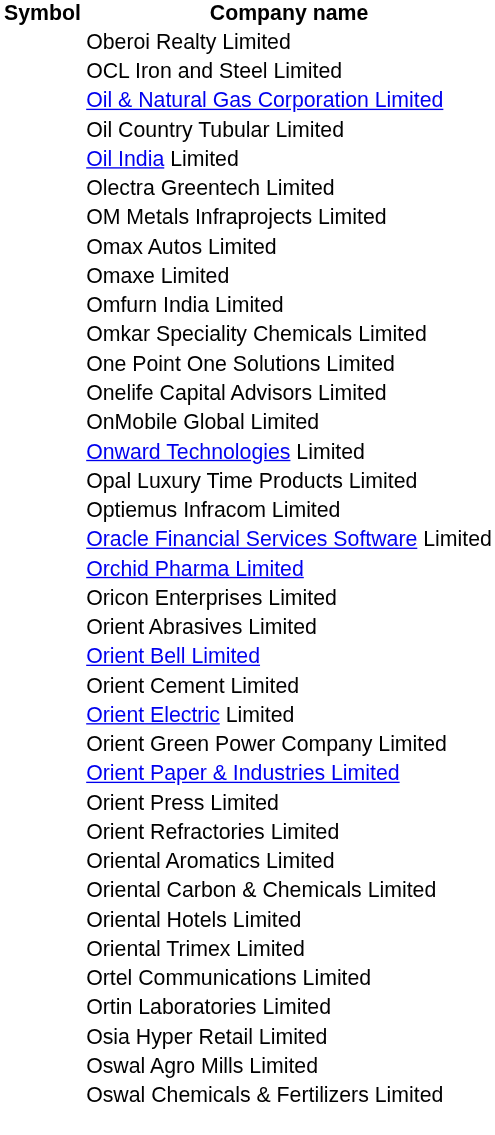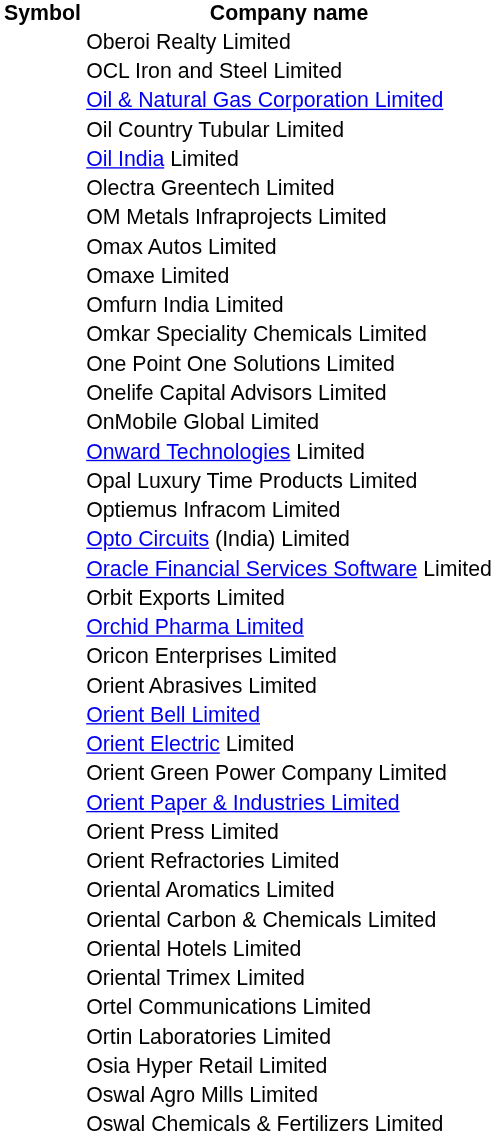+ row: (218, 539)
+ row: (186, 597)
- row: (193, 685)
